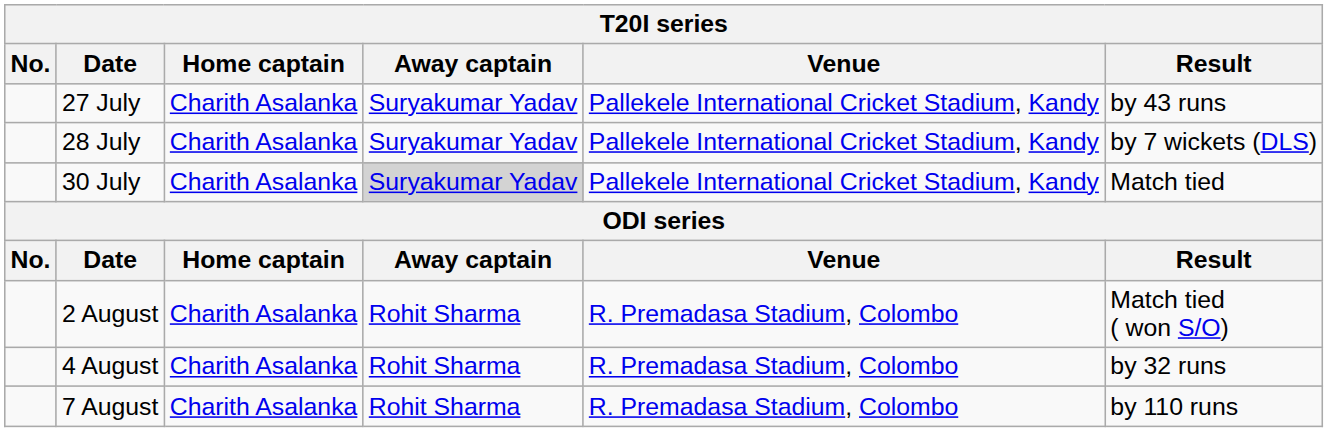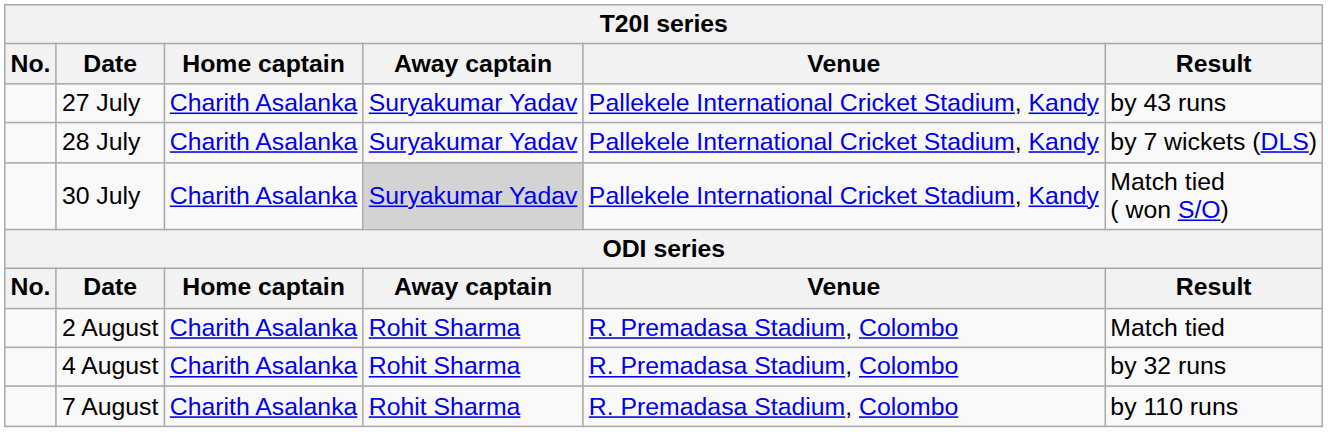(1168, 181) Match tied -> (1170, 195) Match tied ( won S/O)
(1170, 313) Match tied ( won S/O) -> (1168, 327) Match tied
